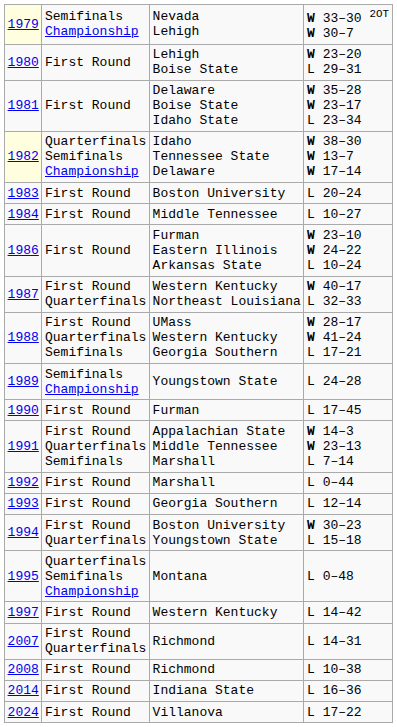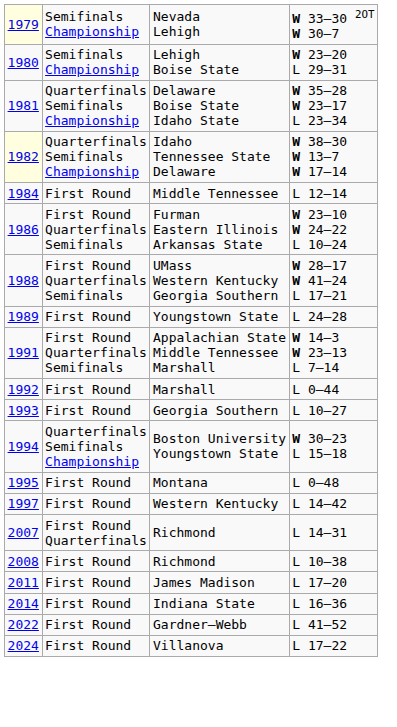(88, 62) First Round -> (92, 62) Semifinals Championship
(88, 106) First Round -> (96, 106) Quarterfinals Semifinals Championship
- row: (23, 193)
(334, 214) L 10–27 -> (320, 193) L 12–14
(88, 251) First Round -> (96, 229) First Round Quarterfinals Semifinals
- row: (23, 294)
(92, 382) Semifinals Championship -> (88, 317) First Round
- row: (23, 410)
(334, 504) L 12–14 -> (320, 410) L 10–27
(96, 533) First Round Quarterfinals -> (96, 446) Quarterfinals Semifinals Championship
(96, 576) Quarterfinals Semifinals Championship -> (88, 483) First Round
+ row: (23, 582)
+ row: (23, 625)
